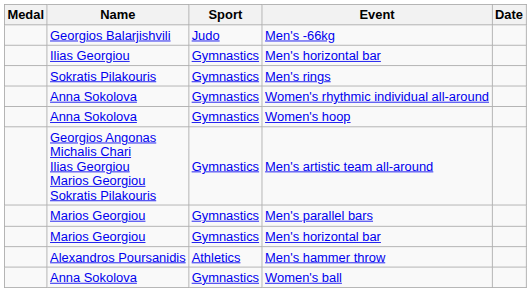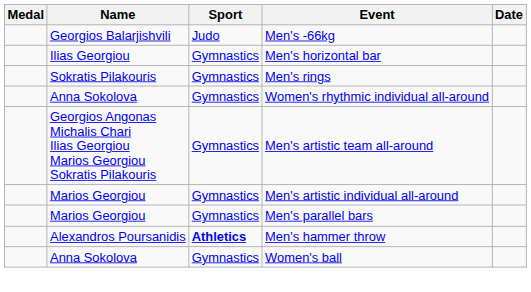- row: (93, 117)
+ row: (98, 195)
- row: (98, 236)
(216, 257) normal -> (219, 236) bold
